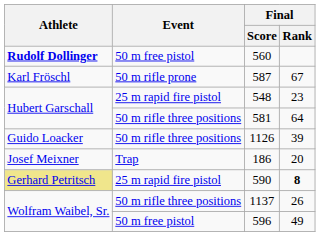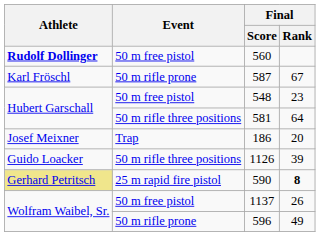(168, 97) 25 m rapid fire pistol -> (155, 97) 50 m free pistol
rows swapped: (262, 139) <-> (262, 159)
(178, 201) 50 m rifle three positions -> (155, 201) 50 m free pistol
(155, 221) 50 m free pistol -> (156, 221) 50 m rifle prone
